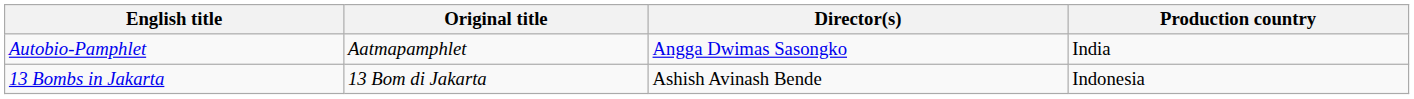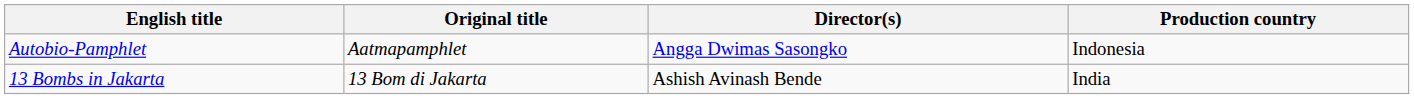(1091, 49) India -> (1109, 49) Indonesia
(1109, 78) Indonesia -> (1091, 78) India
